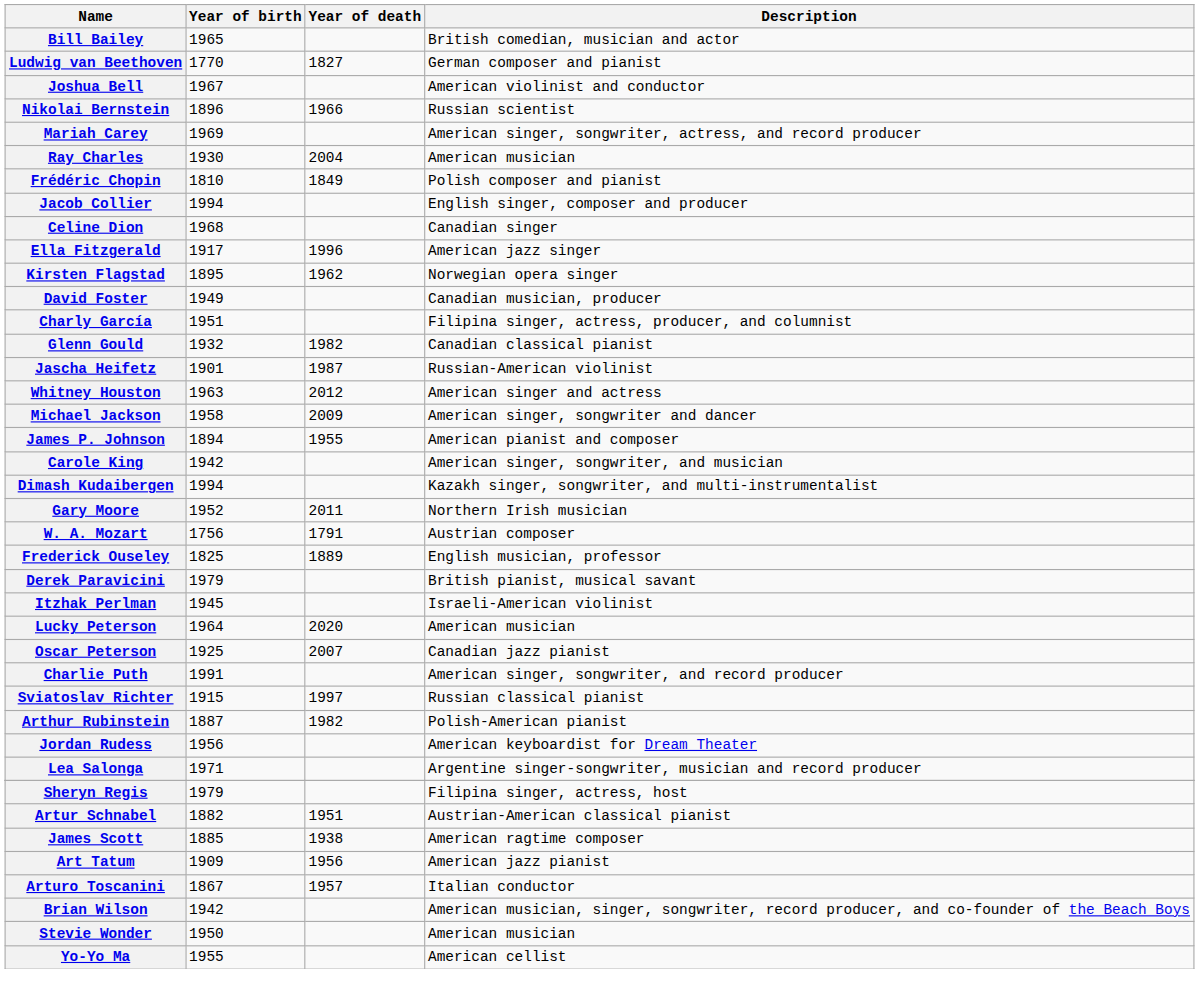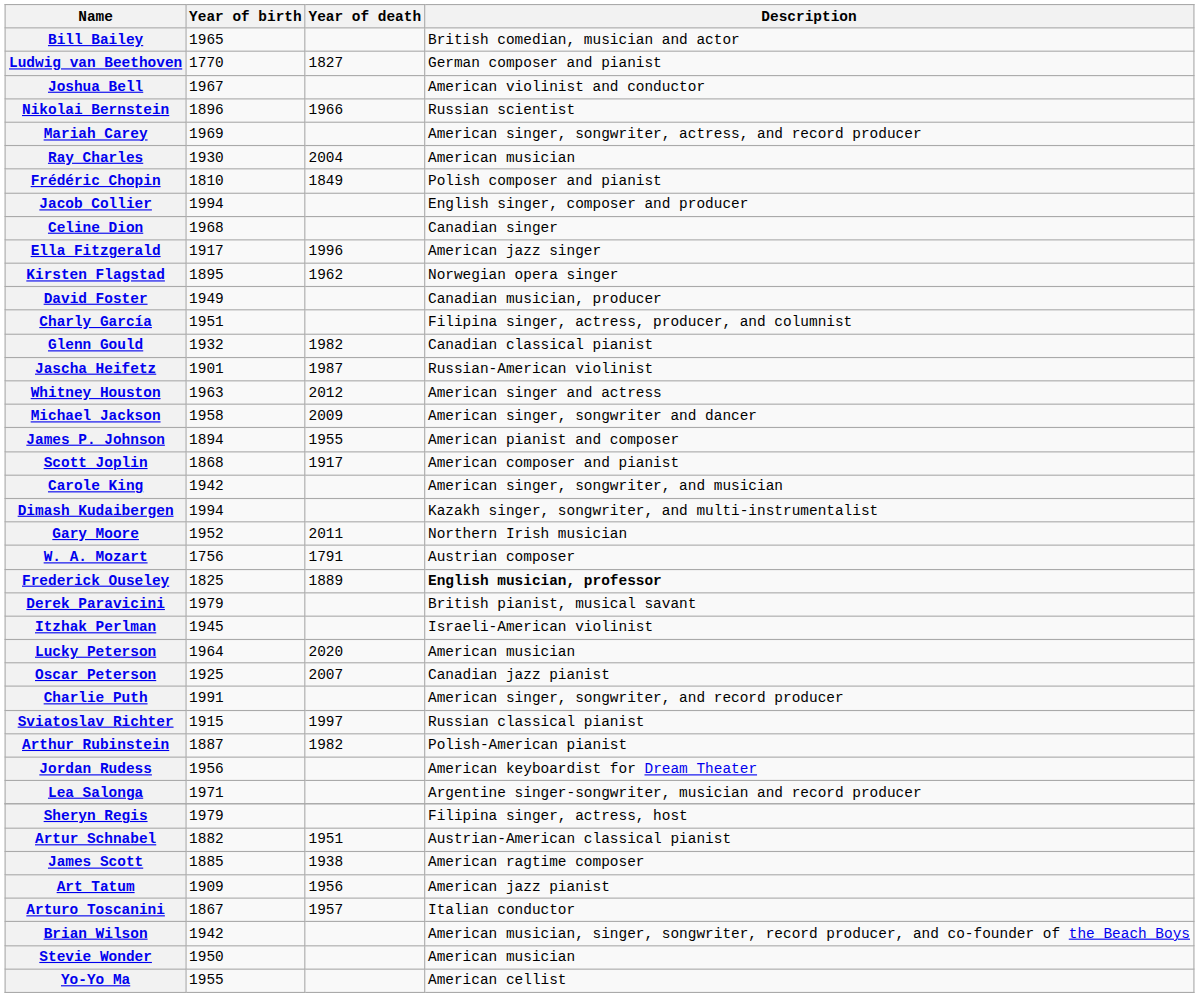+ row: (96, 463)
(545, 557) normal -> (545, 581) bold
